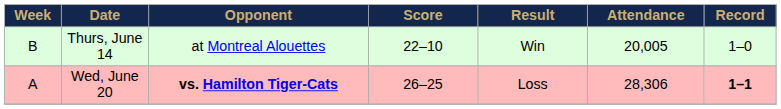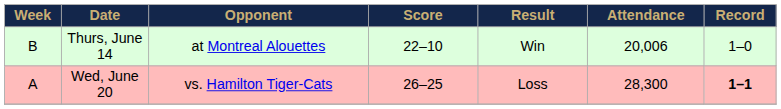(646, 46) 20,005 -> (646, 46) 20,006
(258, 84) bold -> (258, 84) normal
(646, 84) 28,306 -> (646, 84) 28,300
